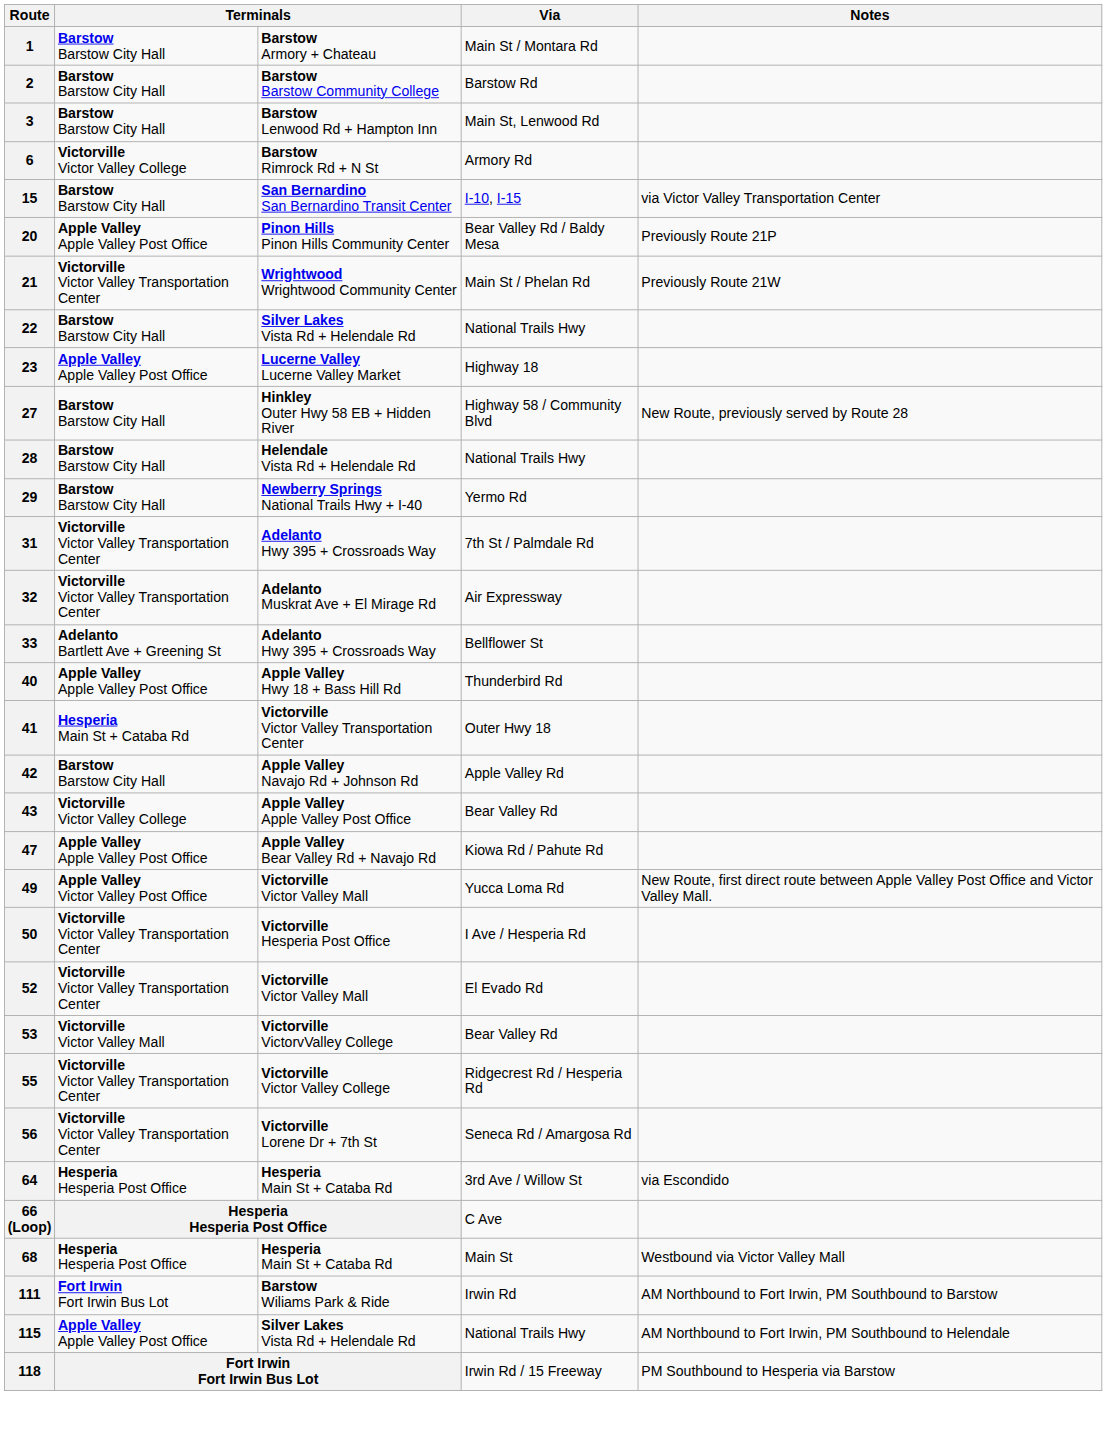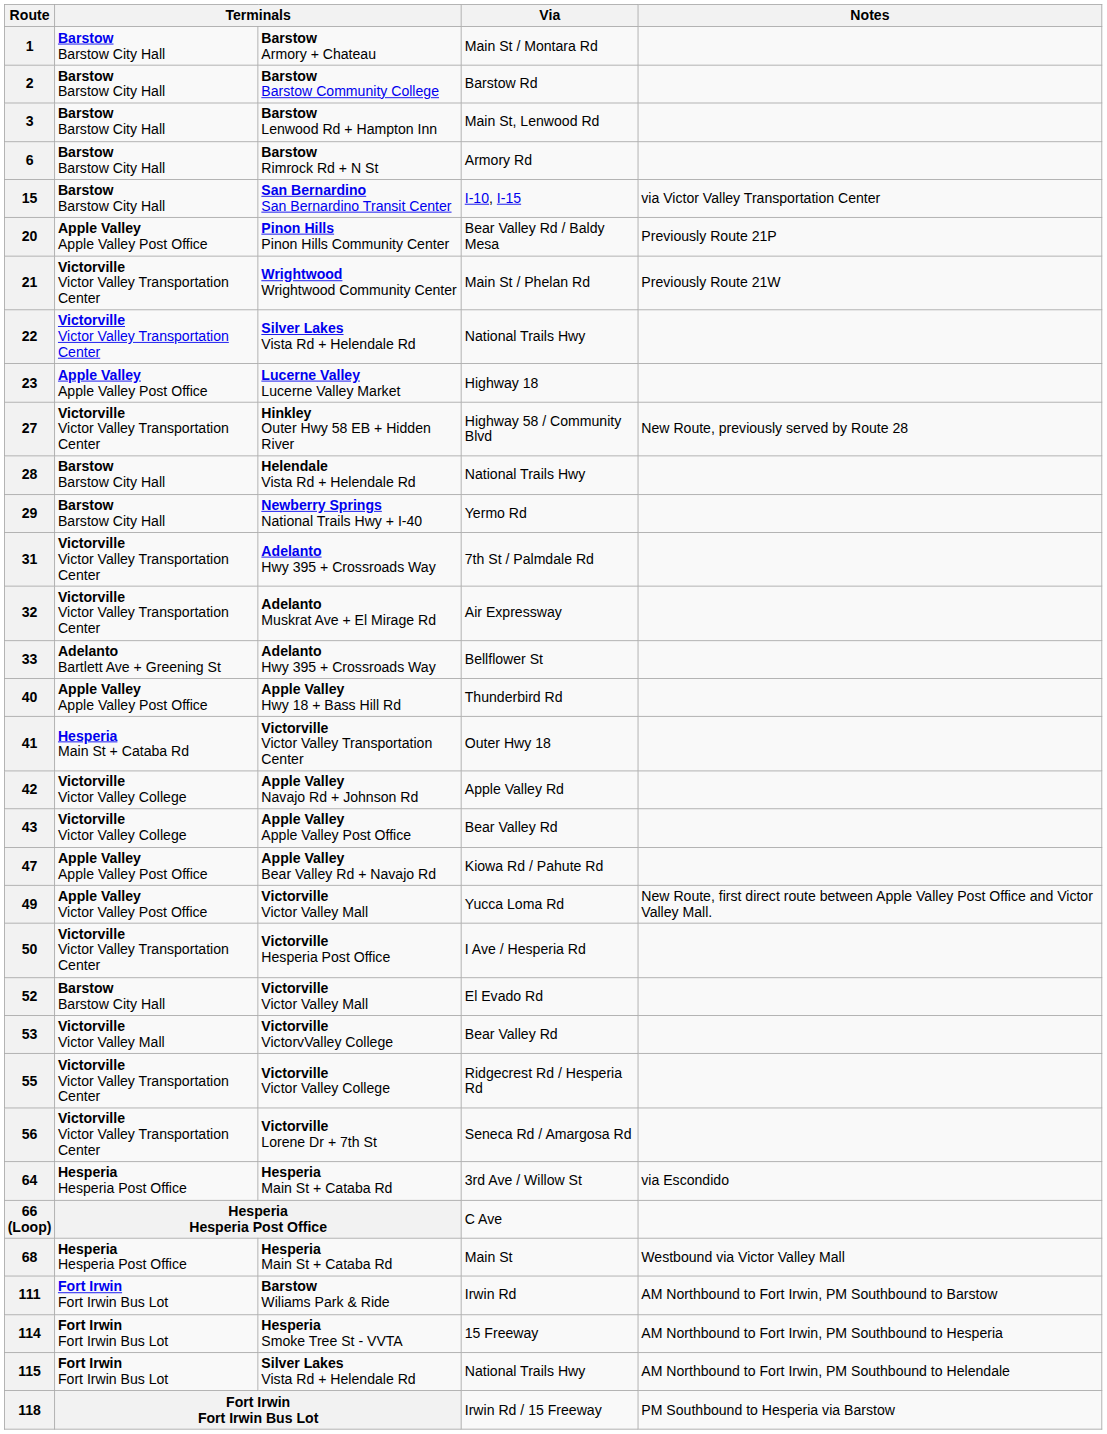(122, 160) Victorville Victor Valley College -> (112, 160) Barstow Barstow City Hall
(112, 328) Barstow Barstow City Hall -> (143, 336) Victorville Victor Valley Transportation Center
(112, 413) Barstow Barstow City Hall -> (143, 429) Victorville Victor Valley Transportation Center
(112, 774) Barstow Barstow City Hall -> (122, 789) Victorville Victor Valley College
(143, 988) Victorville Victor Valley Transportation Center -> (112, 996) Barstow Barstow City Hall
+ row: (30, 1333)
(133, 1333) Apple Valley Apple Valley Post Office -> (113, 1371) Fort Irwin Fort Irwin Bus Lot
